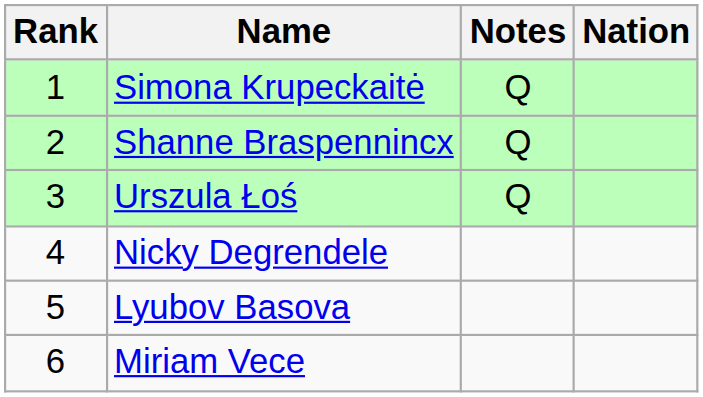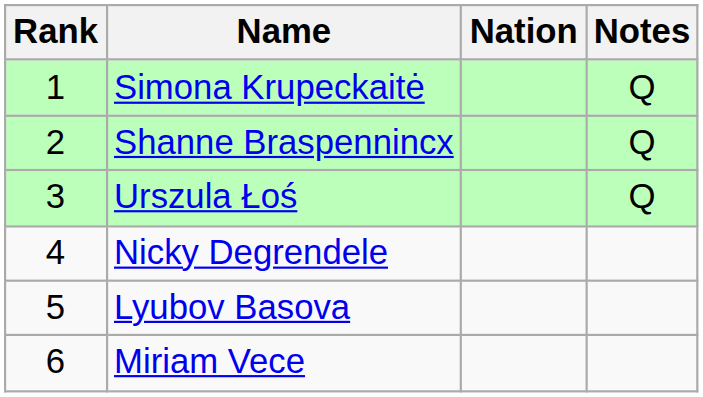columns swapped: (636, 32) <-> (518, 32)
